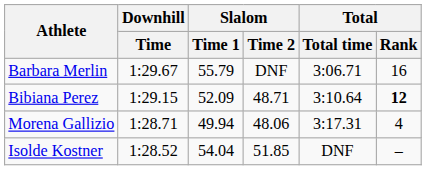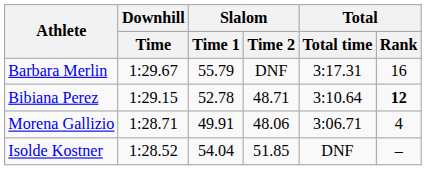(337, 71) 3:06.71 -> (337, 71) 3:17.31
(216, 97) 52.09 -> (216, 97) 52.78
(216, 124) 49.94 -> (216, 124) 49.91
(337, 124) 3:17.31 -> (337, 124) 3:06.71
